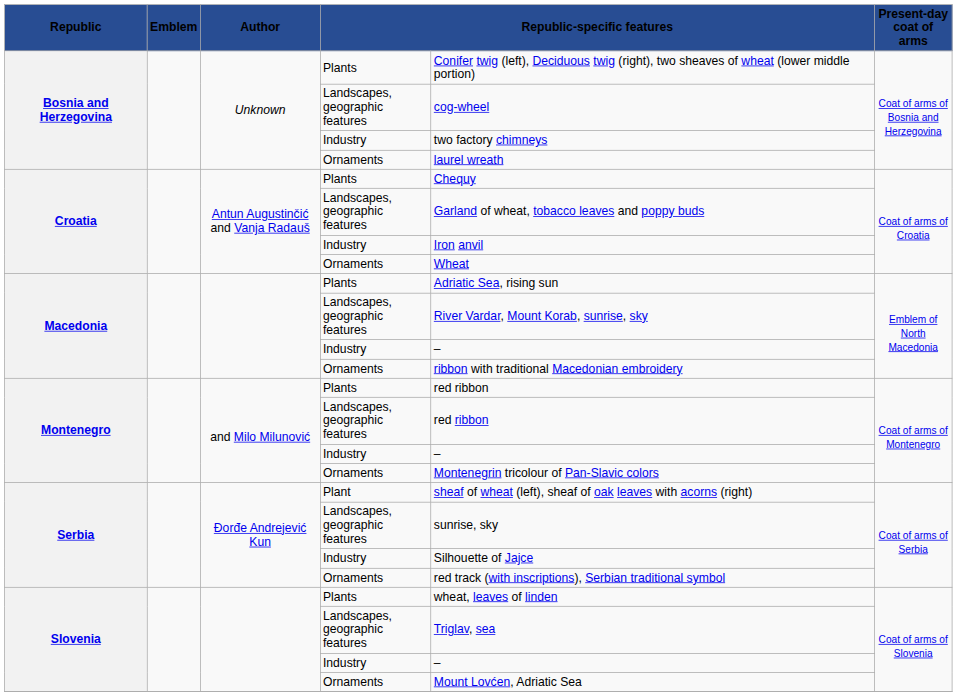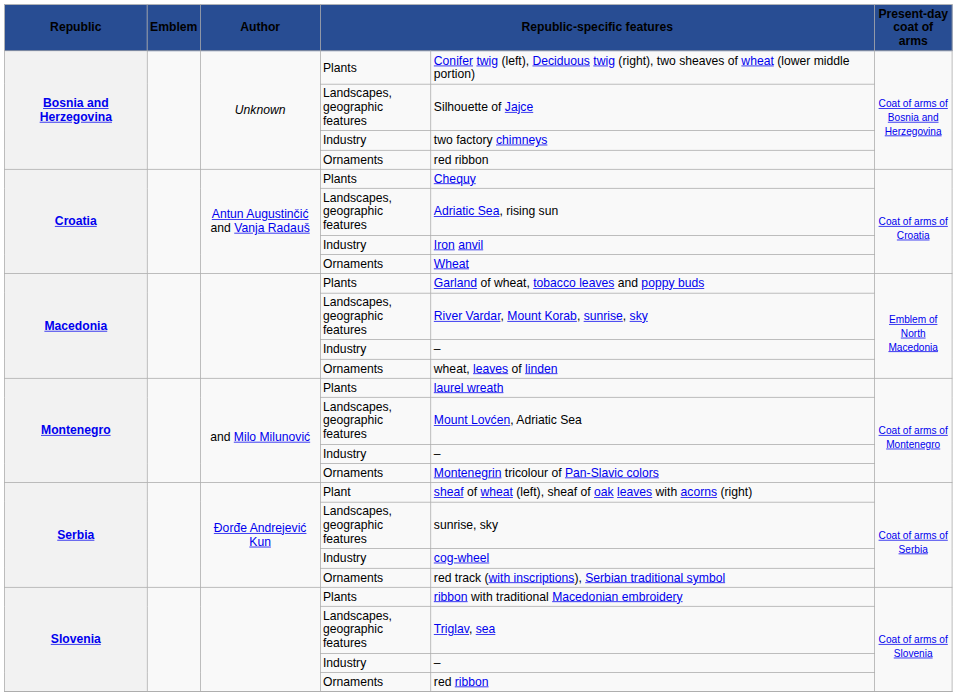(462, 107) cog-wheel -> (484, 107) Silhouette of Jajce
(469, 159) laurel wreath -> (461, 159) red ribbon
(569, 211) Garland of wheat, tobacco leaves and poppy buds -> (496, 211) Adriatic Sea, rising sun
(496, 283) Adriatic Sea, rising sun -> (569, 283) Garland of wheat, tobacco leaves and poppy buds
(558, 368) ribbon with traditional Macedonian embroidery -> (496, 368) wheat, leaves of linden
(461, 387) red ribbon -> (469, 387) laurel wreath
(461, 420) red ribbon -> (508, 420) Mount Lovćen, Adriatic Sea
(484, 558) Silhouette of Jajce -> (462, 558) cog-wheel
(496, 596) wheat, leaves of linden -> (558, 596) ribbon with traditional Macedonian embroidery
(508, 682) Mount Lovćen, Adriatic Sea -> (461, 682) red ribbon
